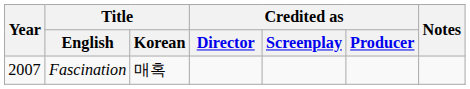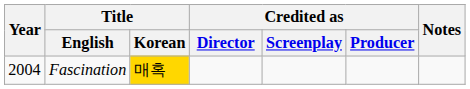(24, 70) 2007 -> (24, 70) 2004
(150, 69) no background -> (150, 69) gold background
